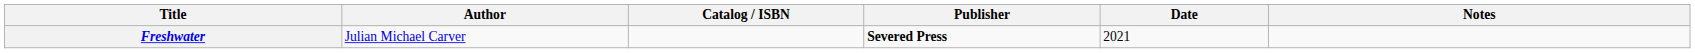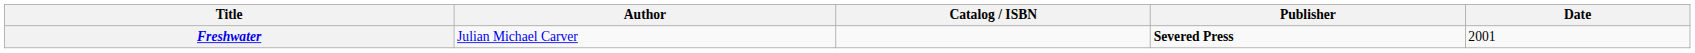- column: (1479, 15)
(1117, 36) 2021 -> (1482, 36) 2001
